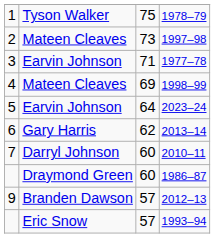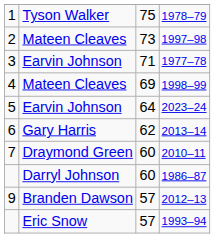(71, 152) Darryl Johnson -> (78, 152) Draymond Green
(78, 175) Draymond Green -> (71, 175) Darryl Johnson
